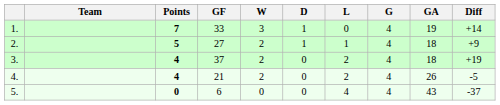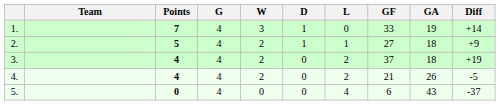columns swapped: (389, 12) <-> (219, 12)
